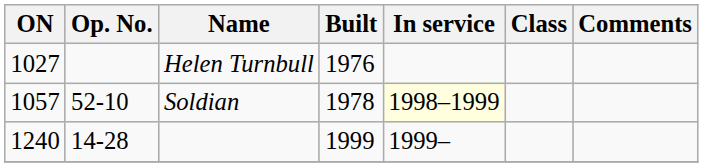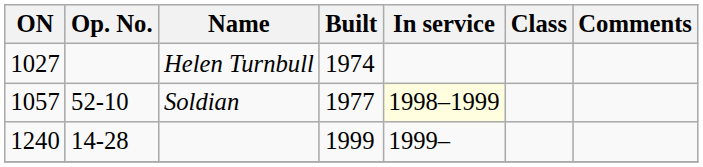(350, 63) 1976 -> (350, 63) 1974
(350, 102) 1978 -> (350, 102) 1977
